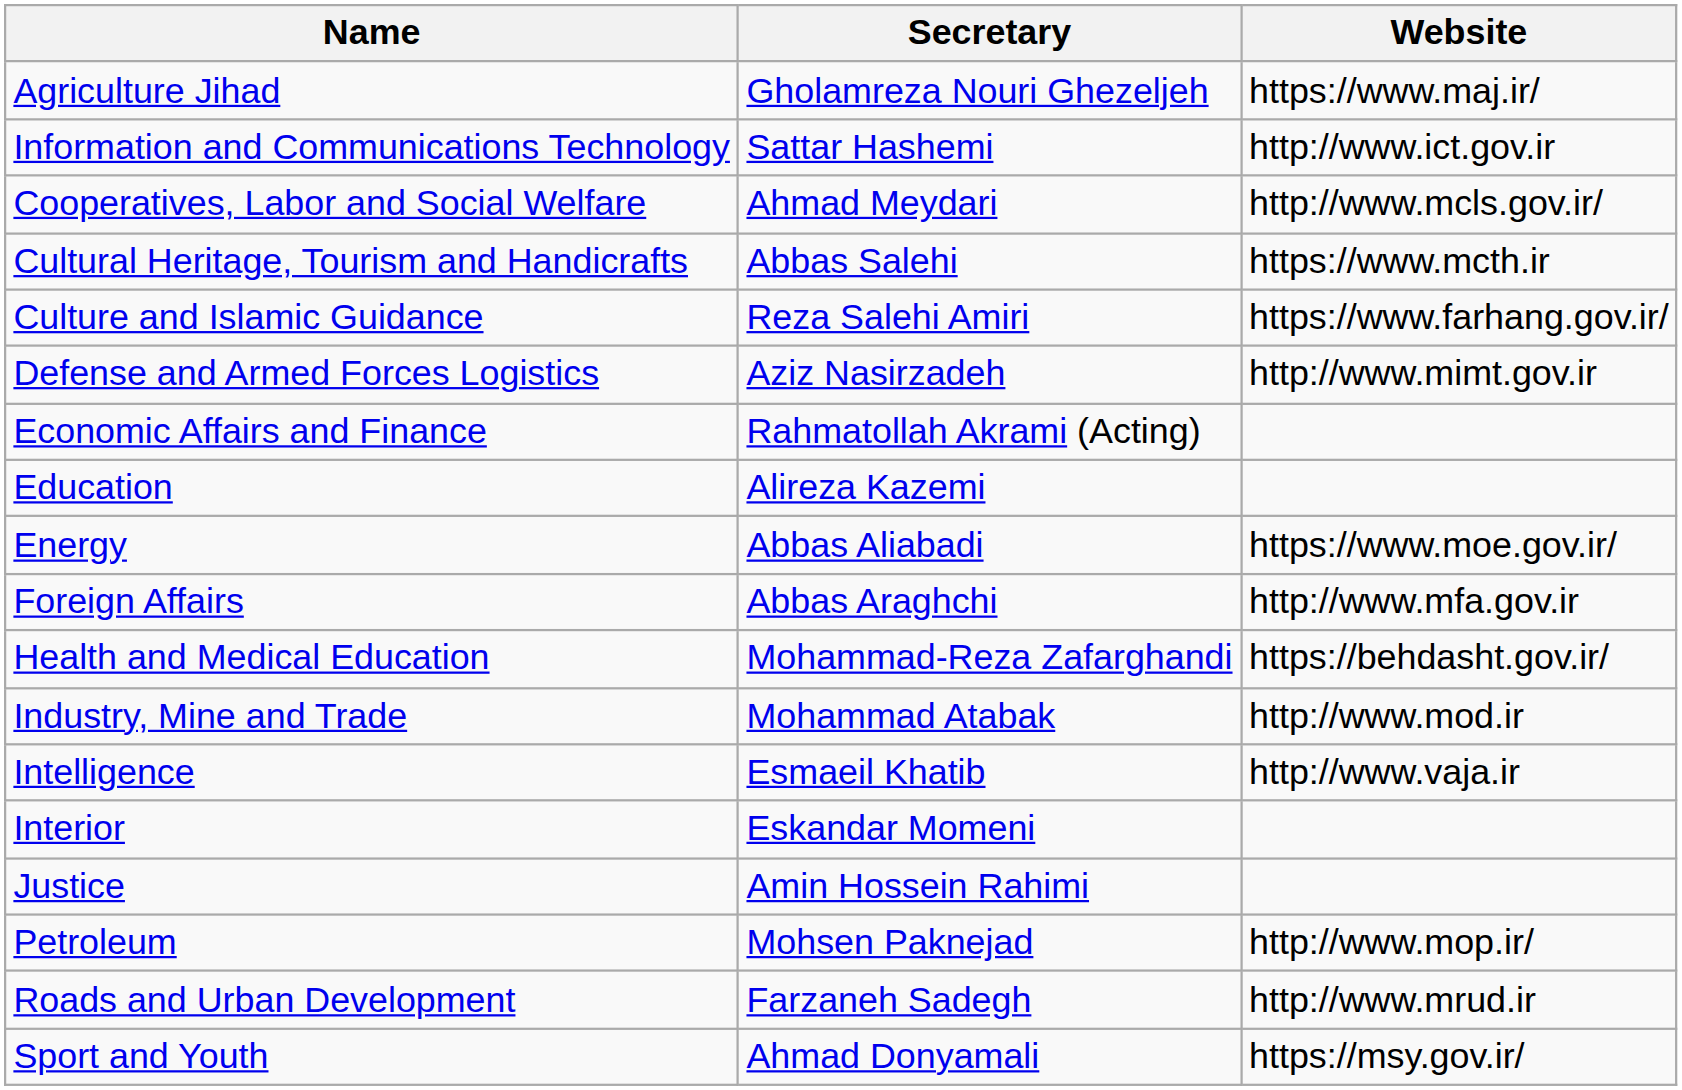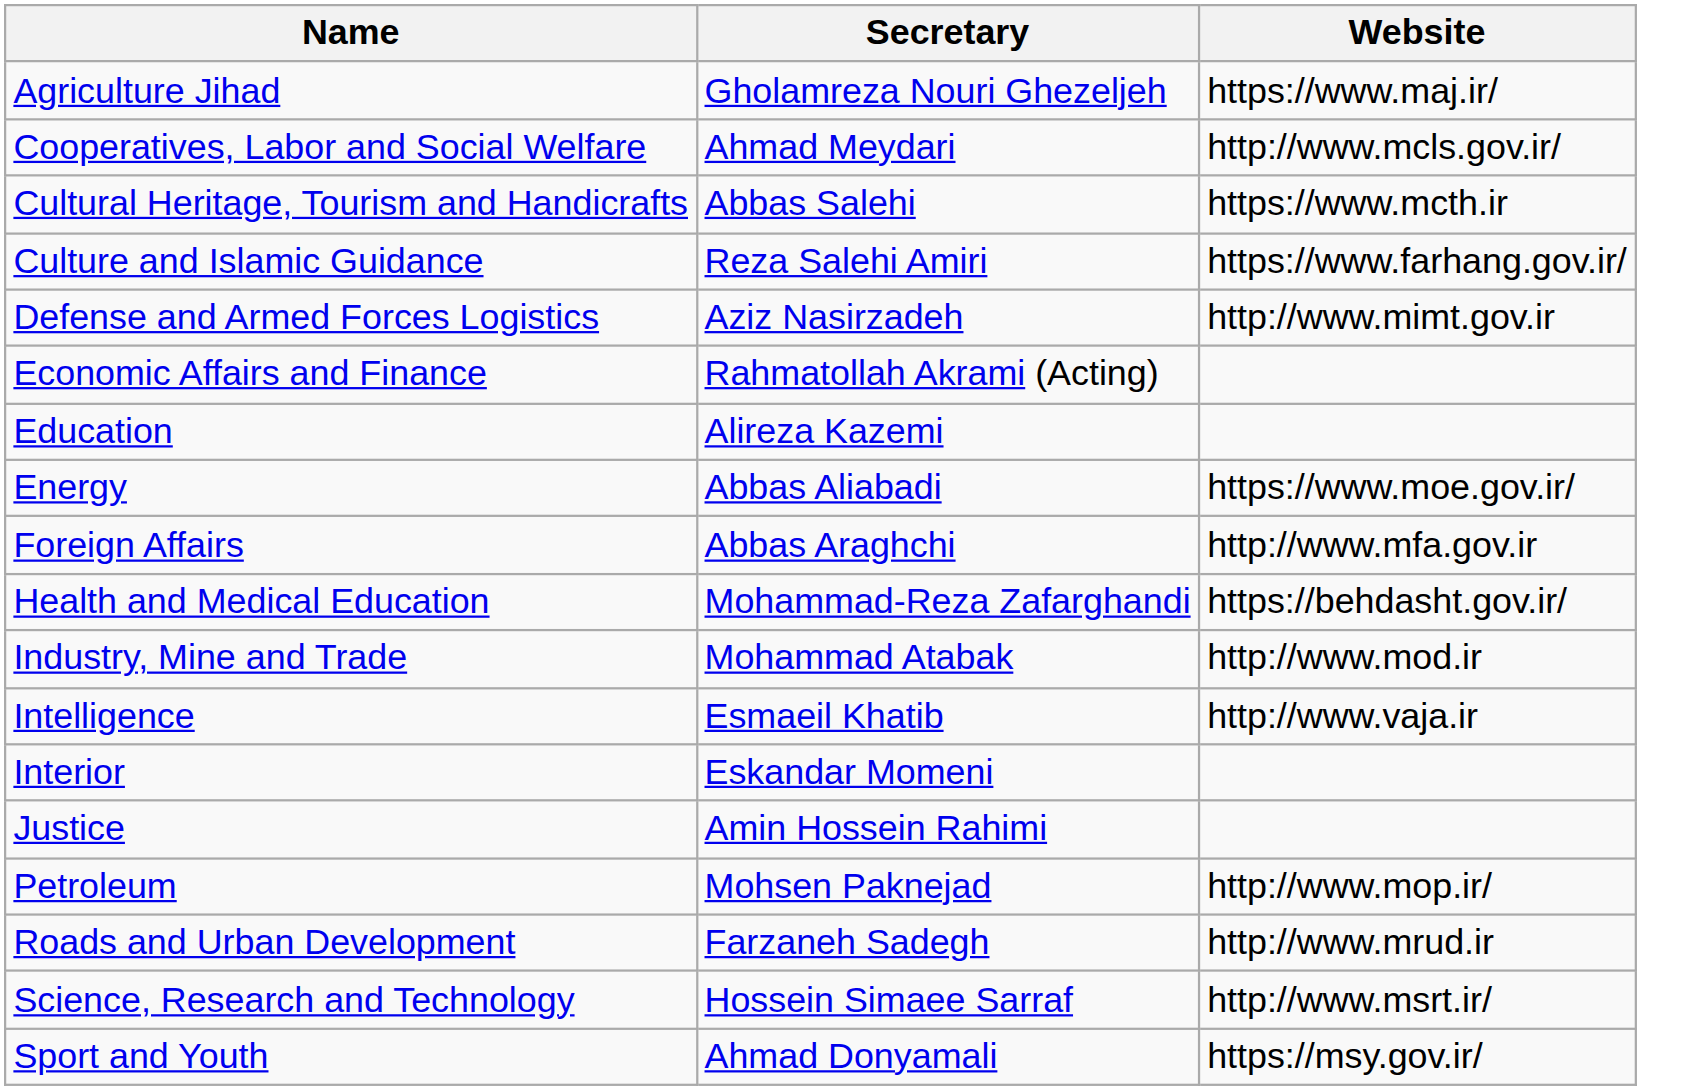- row: (372, 146)
+ row: (294, 999)
